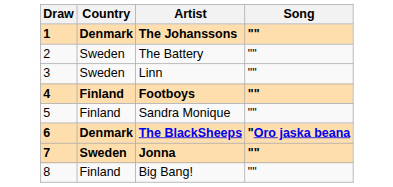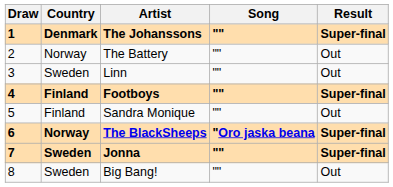+ column: (353, 14)
(102, 53) Sweden -> (65, 53) Norway
(106, 133) Denmark -> (67, 133) Norway
(100, 172) Finland -> (67, 172) Sweden
